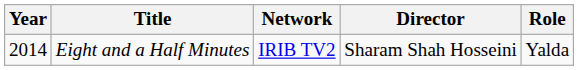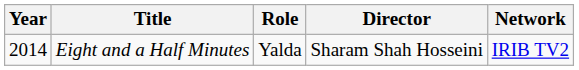columns swapped: (547, 19) <-> (297, 19)
